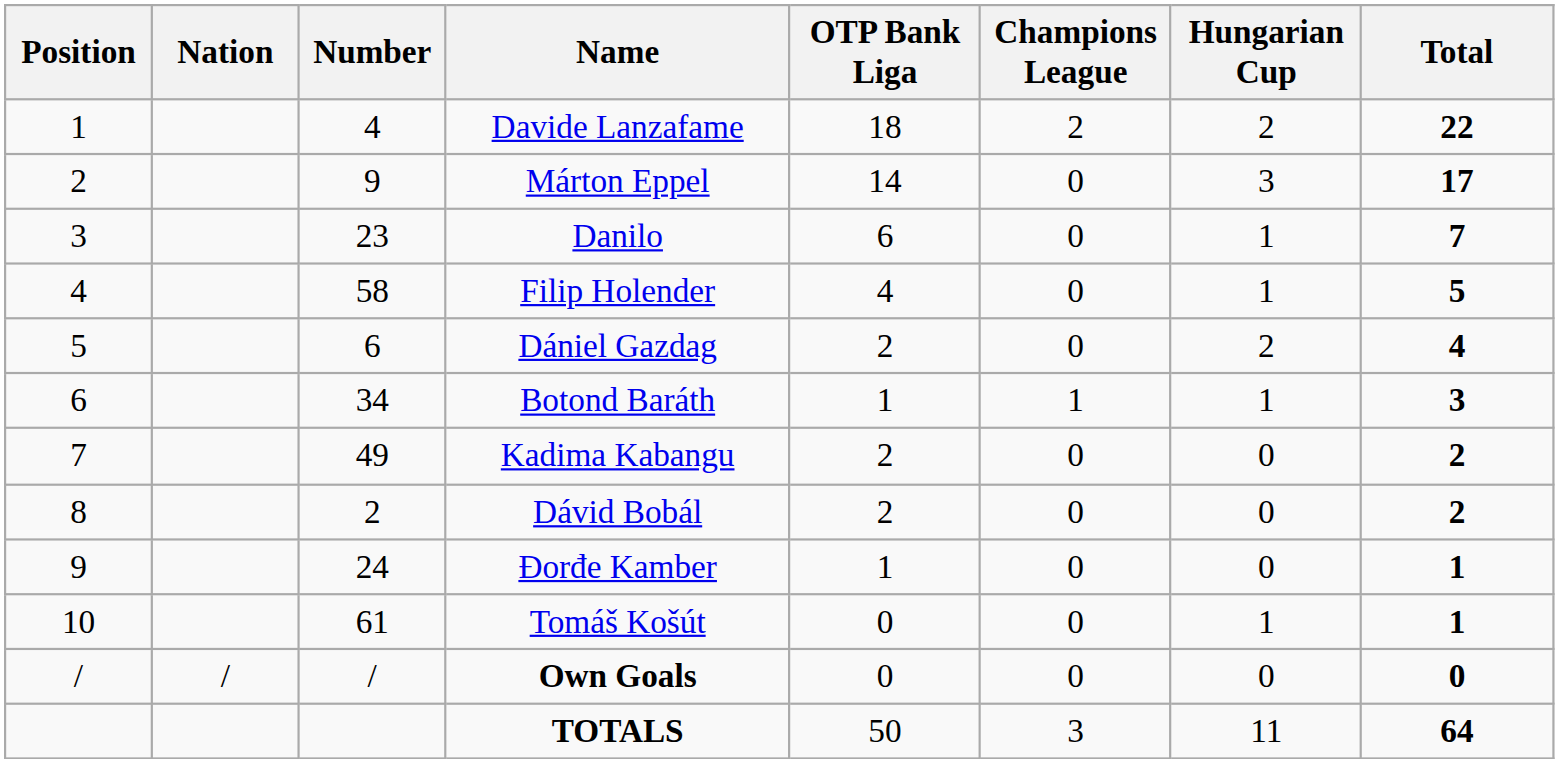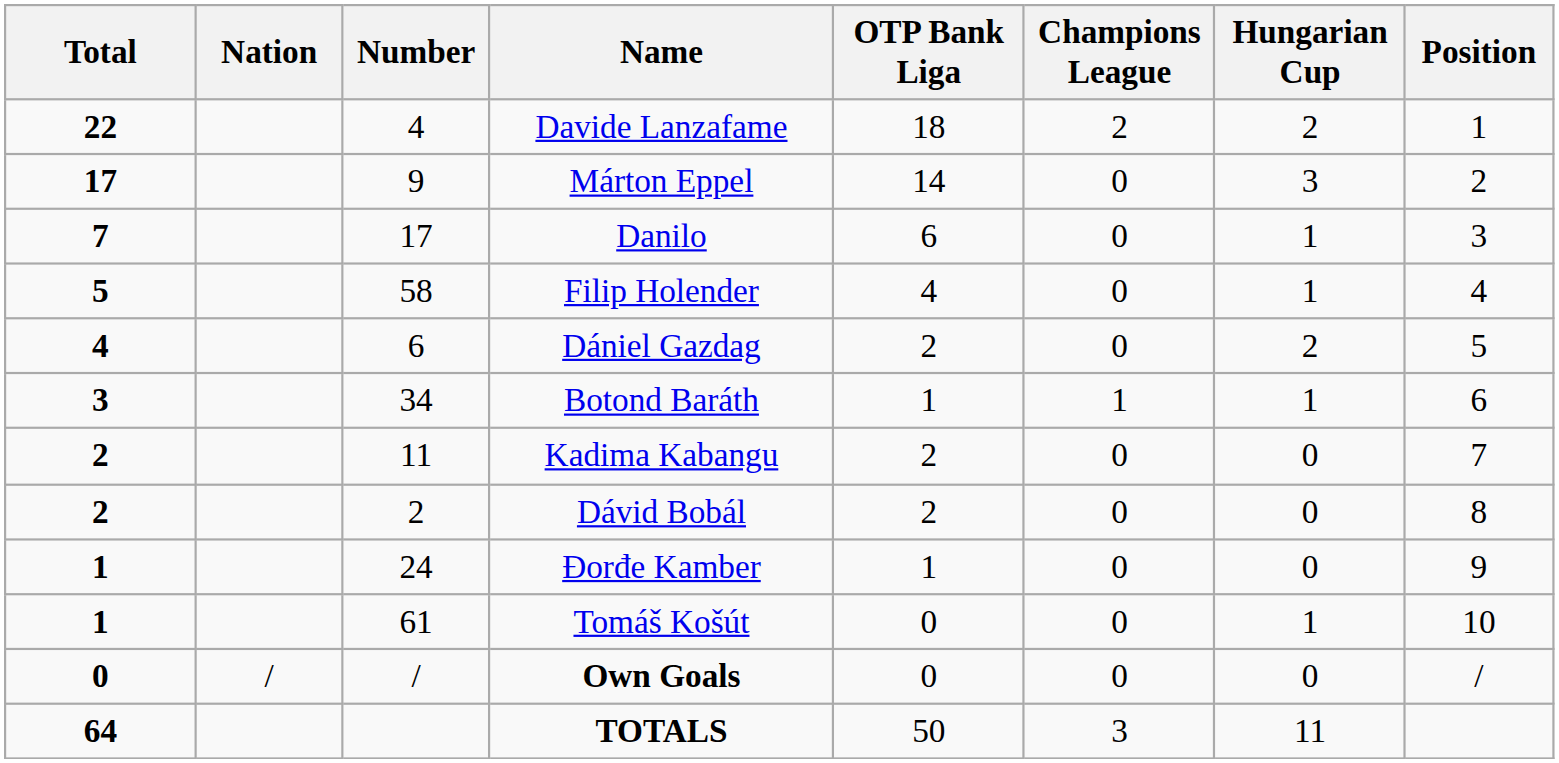columns swapped: (79, 51) <-> (1457, 51)
(372, 236) 23 -> (416, 236) 17
(372, 455) 49 -> (416, 455) 11
